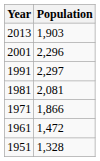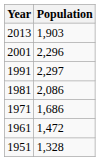(50, 90) 2,081 -> (50, 90) 2,086
(50, 109) 1,866 -> (50, 109) 1,686
